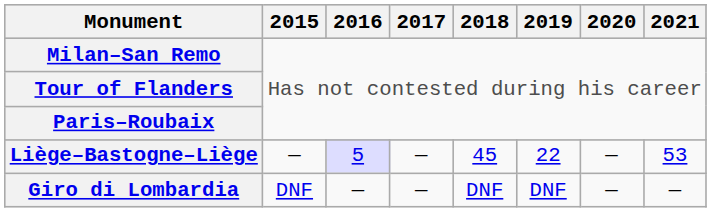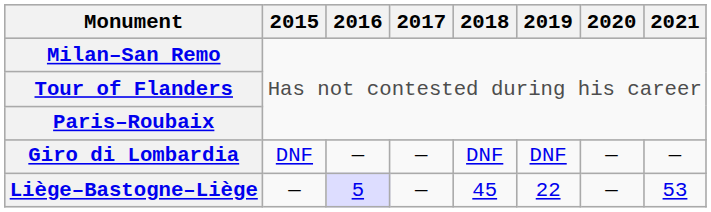rows swapped: (134, 156) <-> (134, 190)
